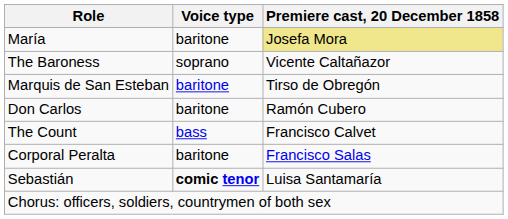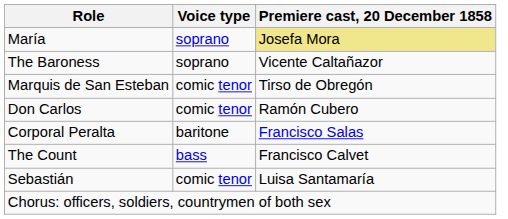(202, 39) baritone -> (202, 39) soprano
(202, 86) baritone -> (214, 86) comic tenor
(202, 109) baritone -> (214, 109) comic tenor
rows swapped: (42, 132) <-> (61, 156)
(218, 179) bold -> (214, 179) normal
